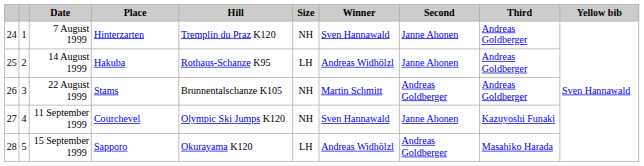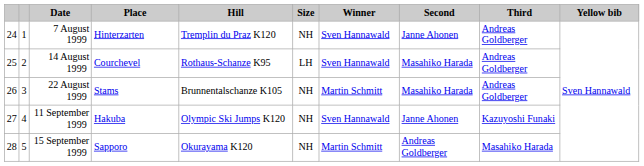(110, 62) Hakuba -> (117, 62) Courchevel
(358, 62) Andreas Widhölzl -> (355, 62) Sven Hannawald
(430, 62) Janne Ahonen -> (437, 62) Masahiko Harada
(424, 90) Andreas Goldberger -> (437, 90) Masahiko Harada
(117, 119) Courchevel -> (110, 119) Hakuba
(306, 147) LH -> (306, 147) NH
(358, 147) Andreas Widhölzl -> (352, 147) Martin Schmitt
